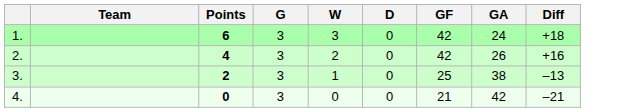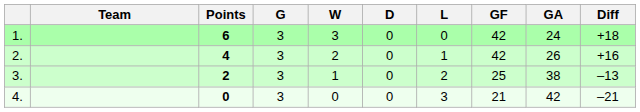+ column: (444, 14)
